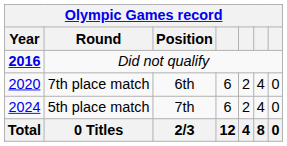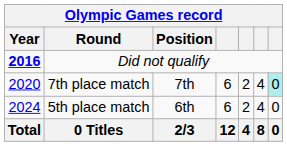(184, 84) 6th -> (184, 84) 7th
(275, 84) no background -> (275, 84) paleturquoise background
(184, 107) 7th -> (184, 107) 6th
